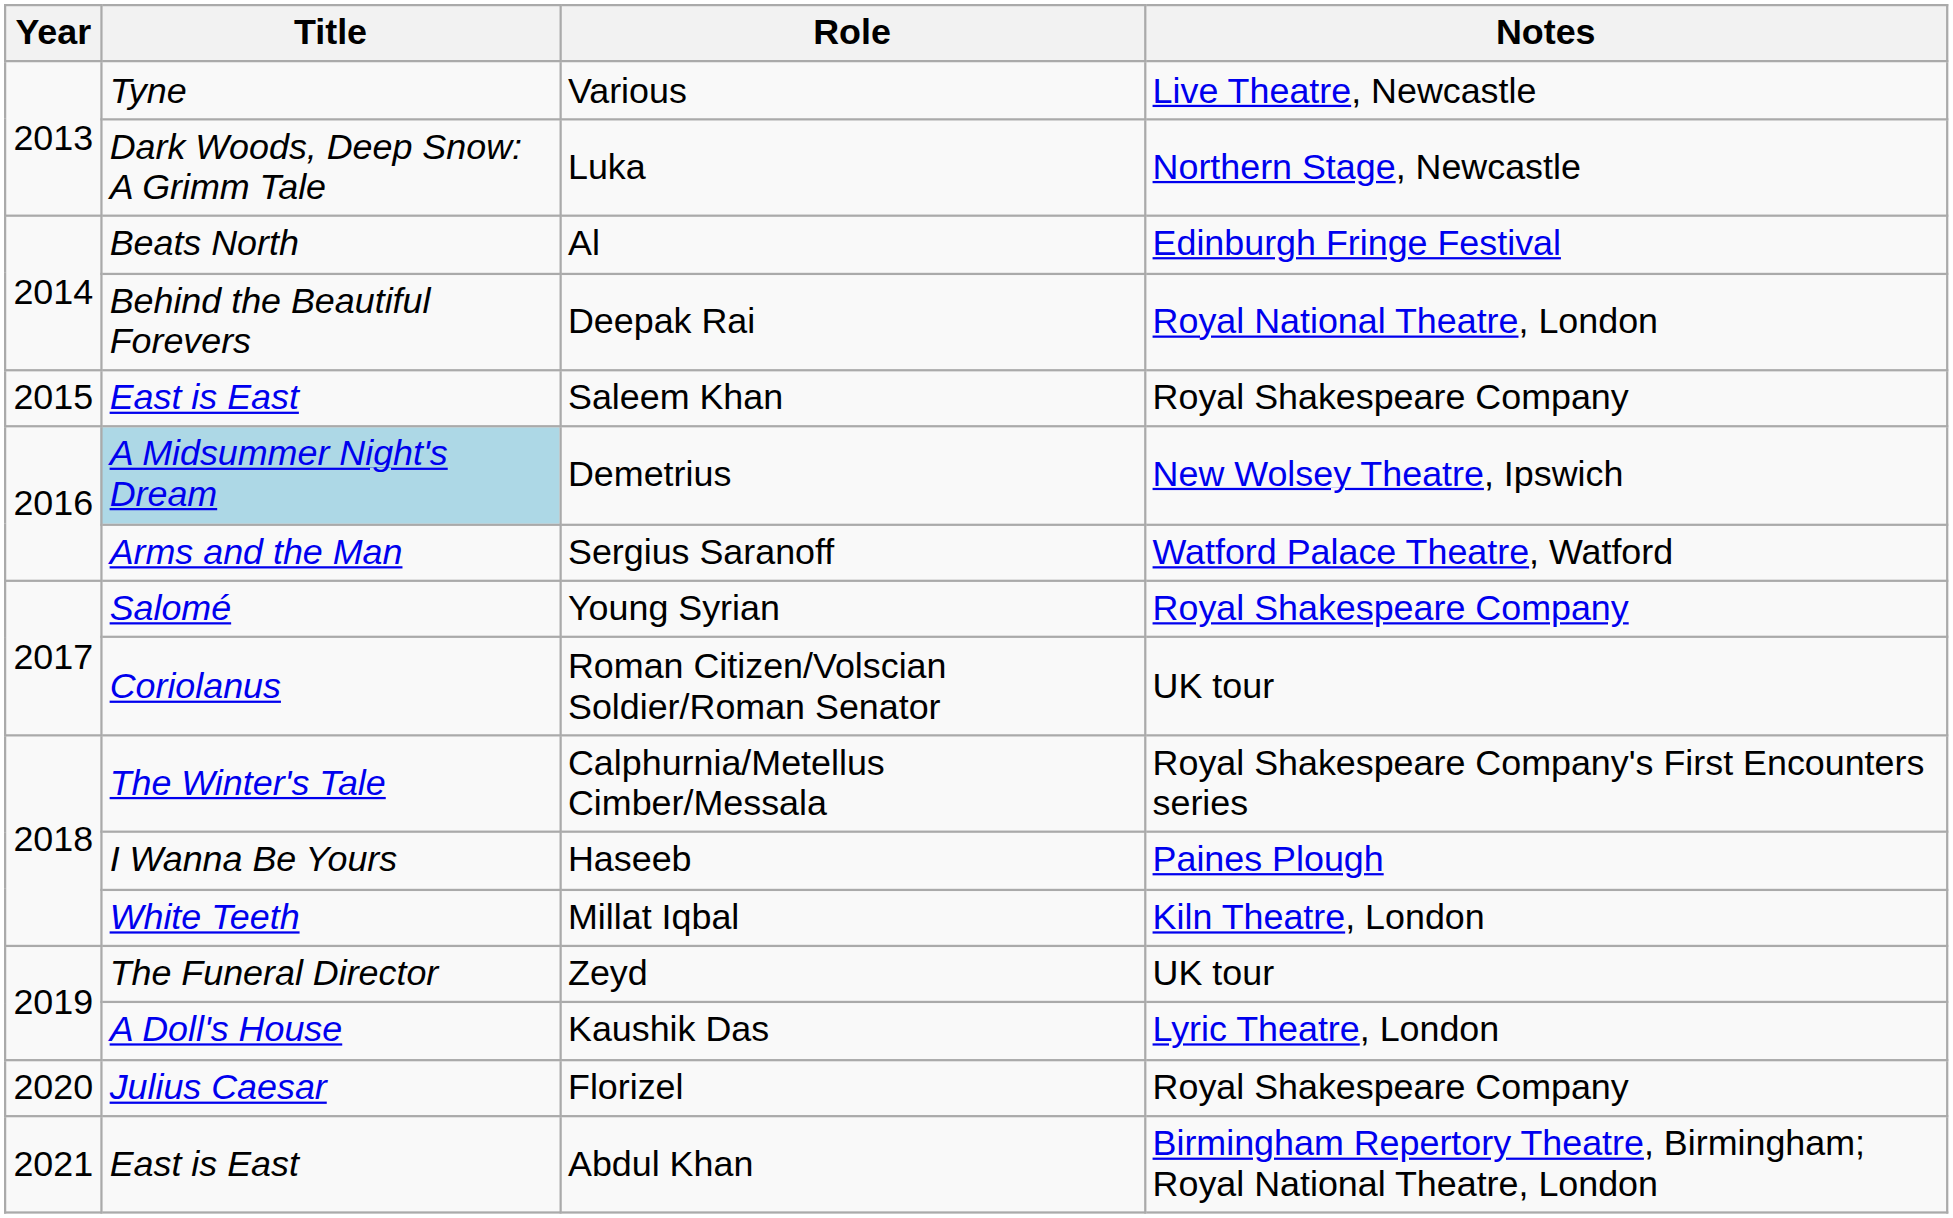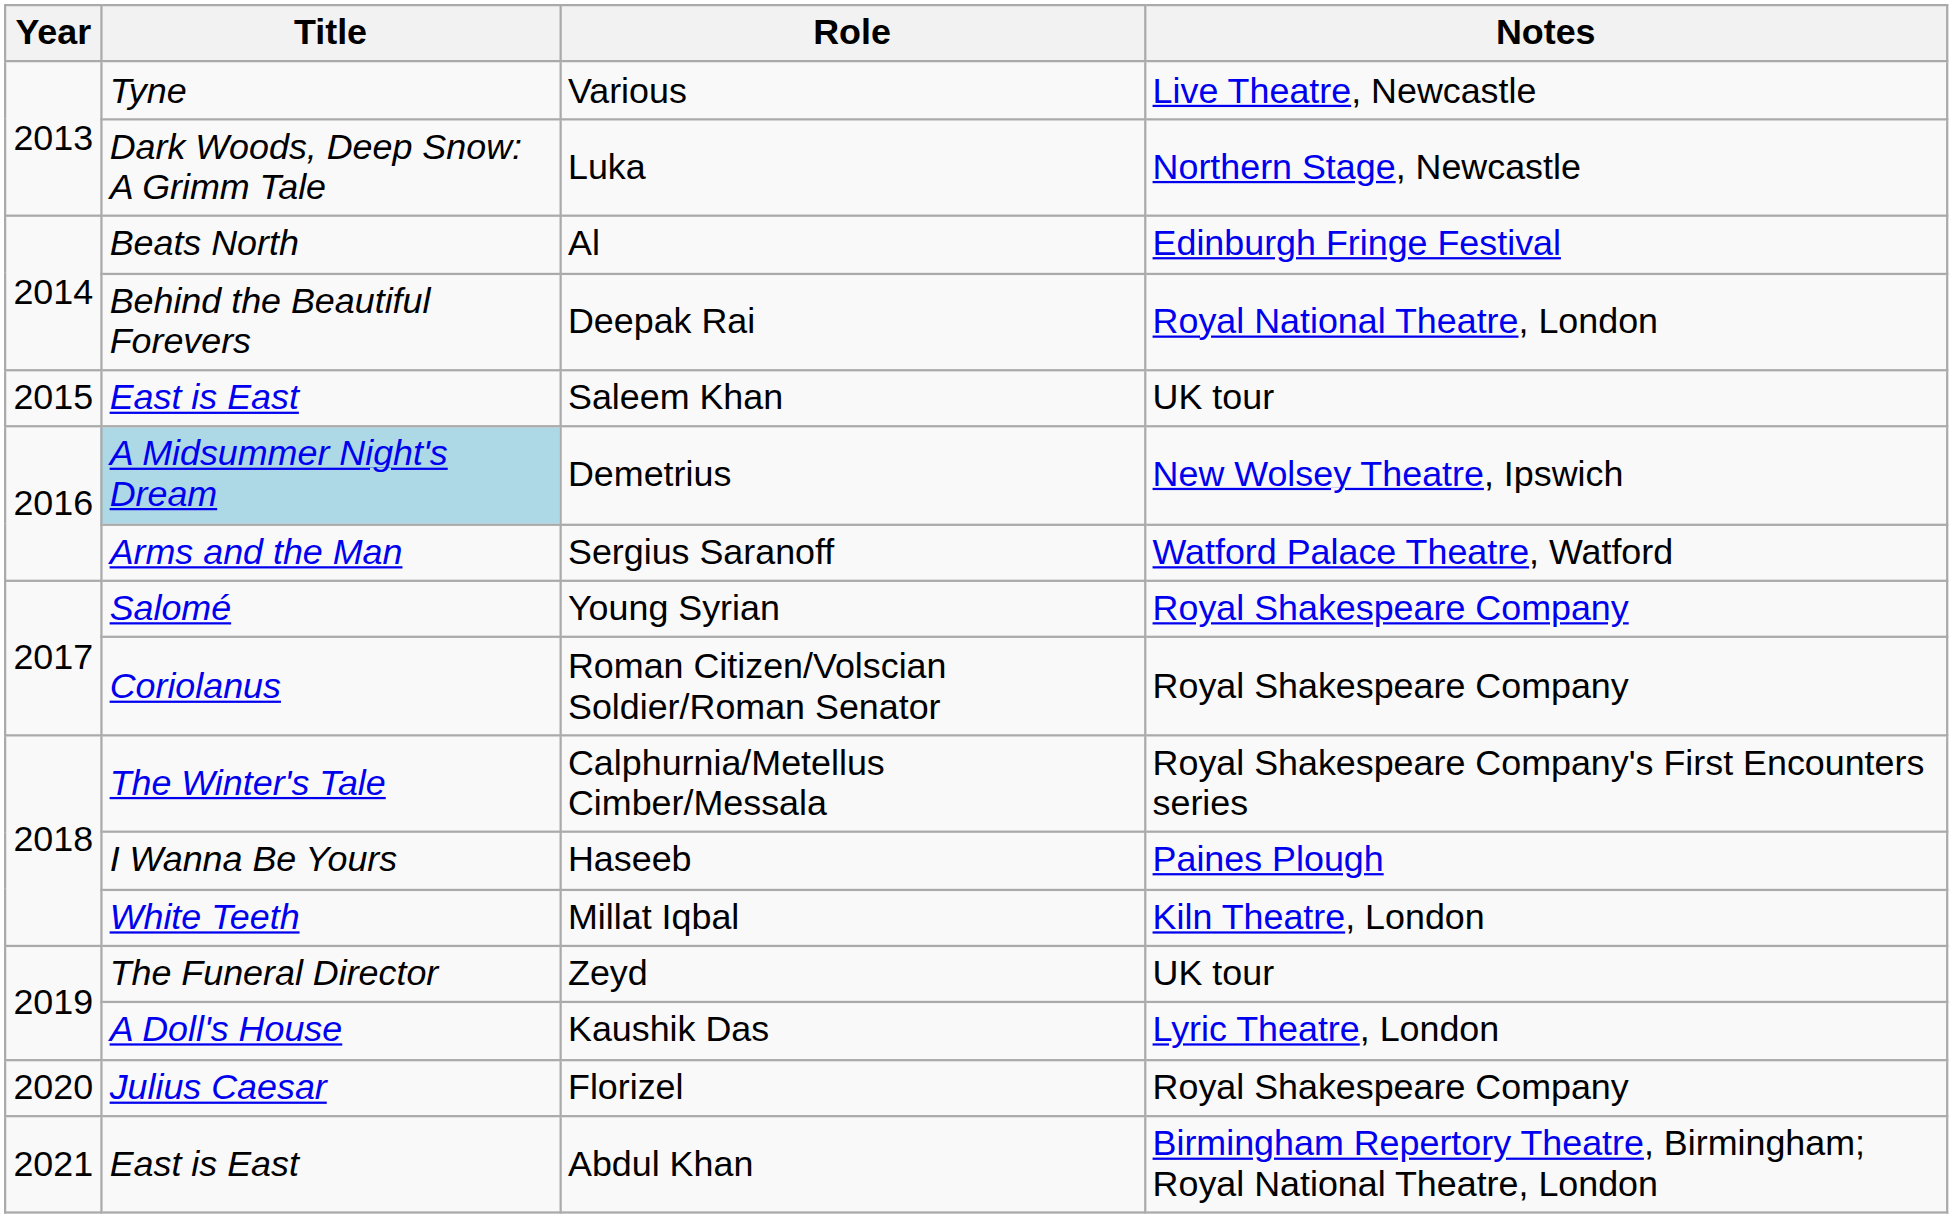(1391, 397) Royal Shakespeare Company -> (1213, 397) UK tour
(1213, 685) UK tour -> (1391, 685) Royal Shakespeare Company
